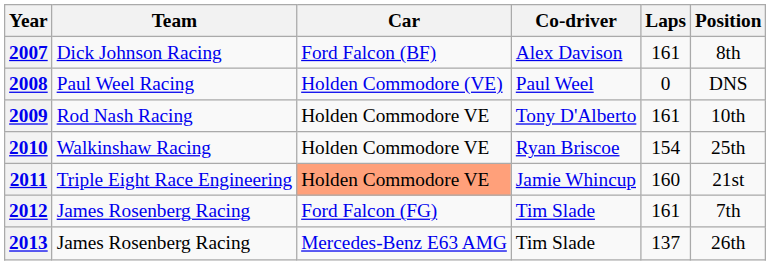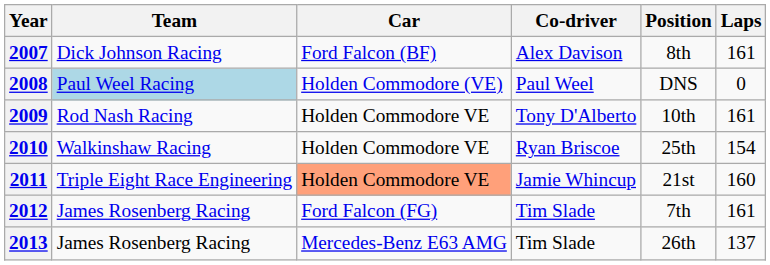columns swapped: (728, 20) <-> (666, 20)
(125, 84) no background -> (125, 84) lightblue background
